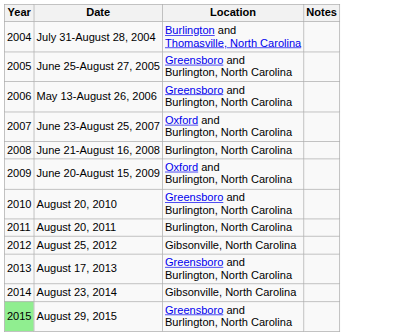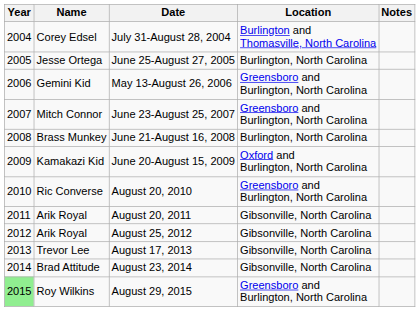+ column: (72, 13)
(229, 66) Greensboro and Burlington, North Carolina -> (304, 60) Burlington, North Carolina
(229, 126) Oxford and Burlington, North Carolina -> (304, 114) Greensboro and Burlington, North Carolina
(229, 227) Burlington, North Carolina -> (306, 215) Gibsonville, North Carolina
(229, 269) Greensboro and Burlington, North Carolina -> (306, 250) Gibsonville, North Carolina
